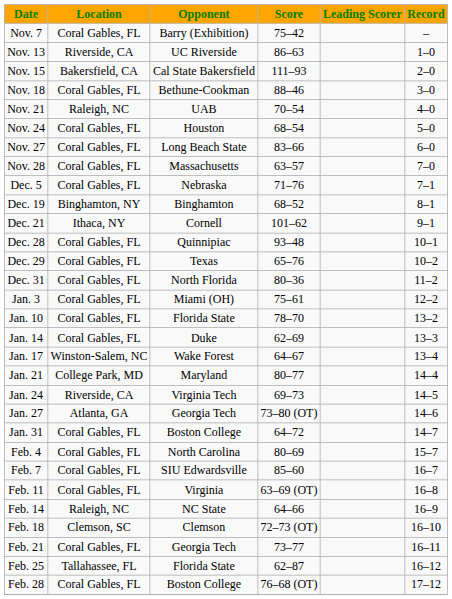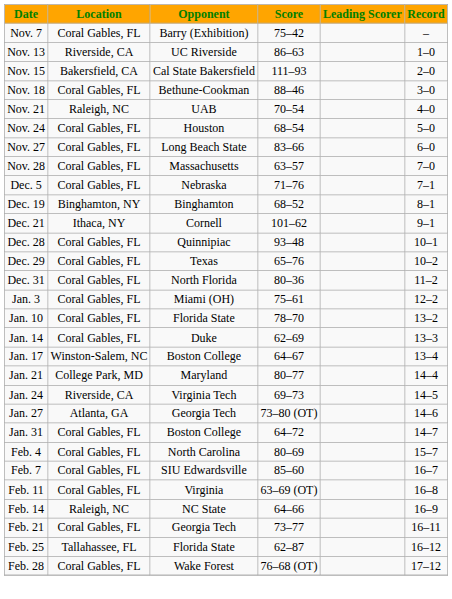(204, 356) Wake Forest -> (204, 356) Boston College
- row: (26, 527)
(204, 584) Boston College -> (204, 565) Wake Forest
